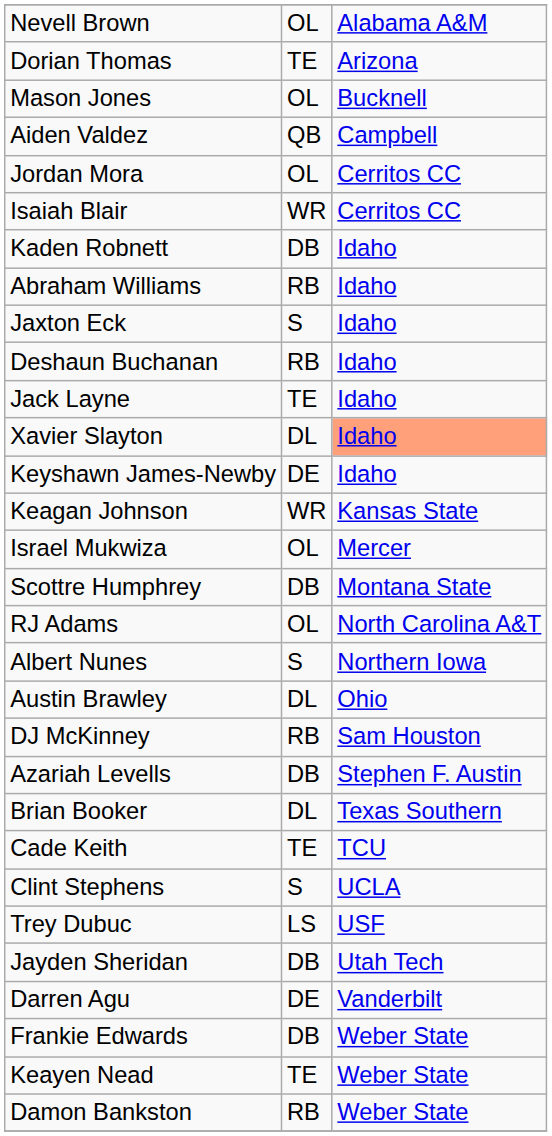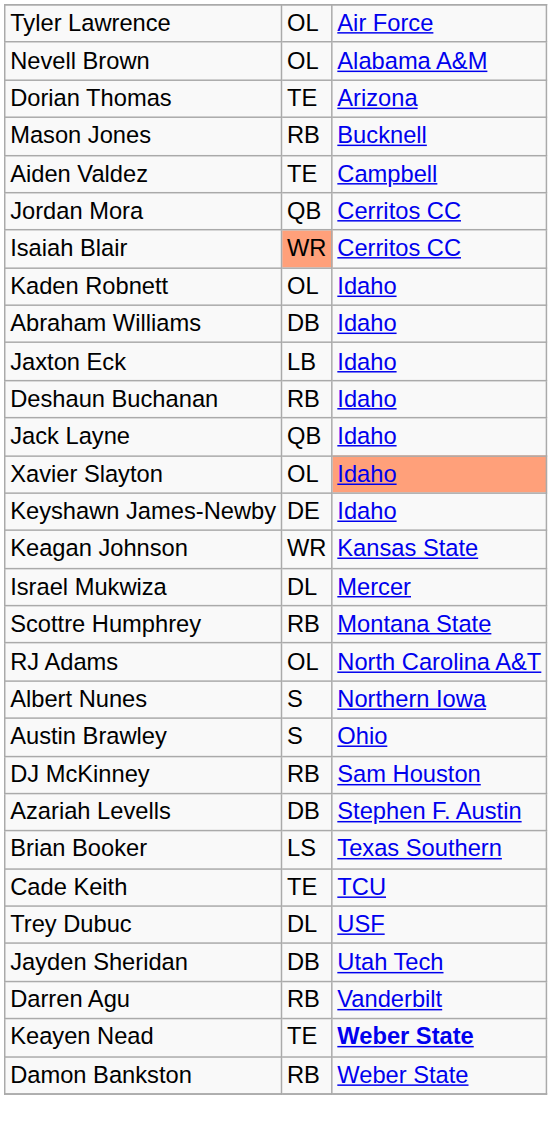+ row: (90, 23)
(303, 98) OL -> (303, 135) RB
(304, 135) QB -> (302, 173) TE
(303, 173) OL -> (304, 211) QB
(307, 211) no background -> (307, 248) lightsalmon background
(303, 248) DB -> (303, 286) OL
(303, 286) RB -> (303, 323) DB
(295, 323) S -> (301, 361) LB
(302, 398) TE -> (304, 436) QB
(302, 436) DL -> (303, 473) OL
(303, 549) OL -> (302, 586) DL
(303, 586) DB -> (303, 624) RB
(302, 699) DL -> (295, 736) S
(302, 811) DL -> (301, 849) LS
- row: (87, 887)
(301, 924) LS -> (302, 924) DL
(303, 999) DE -> (303, 999) RB
- row: (99, 1037)
(403, 1074) normal -> (406, 1037) bold
